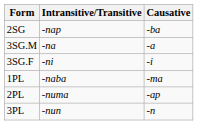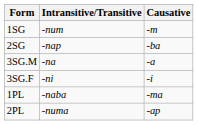+ row: (16, 29)
- row: (15, 111)
